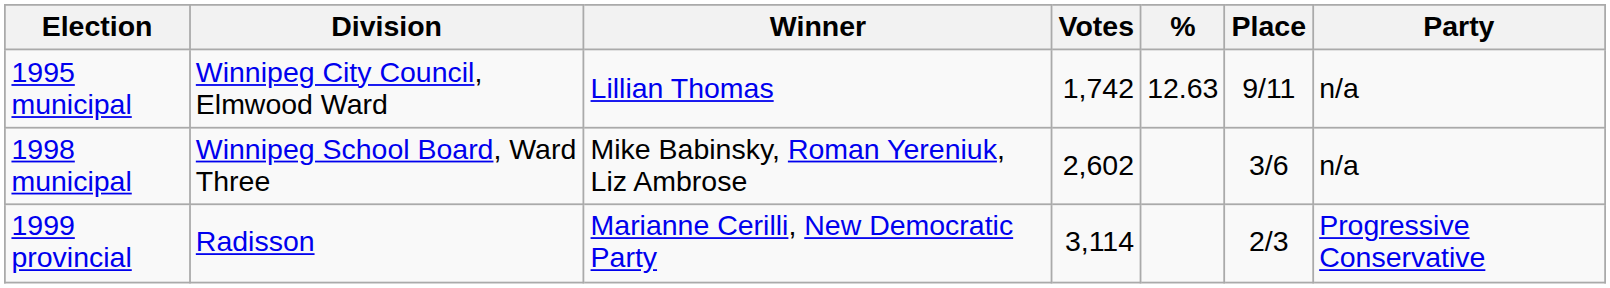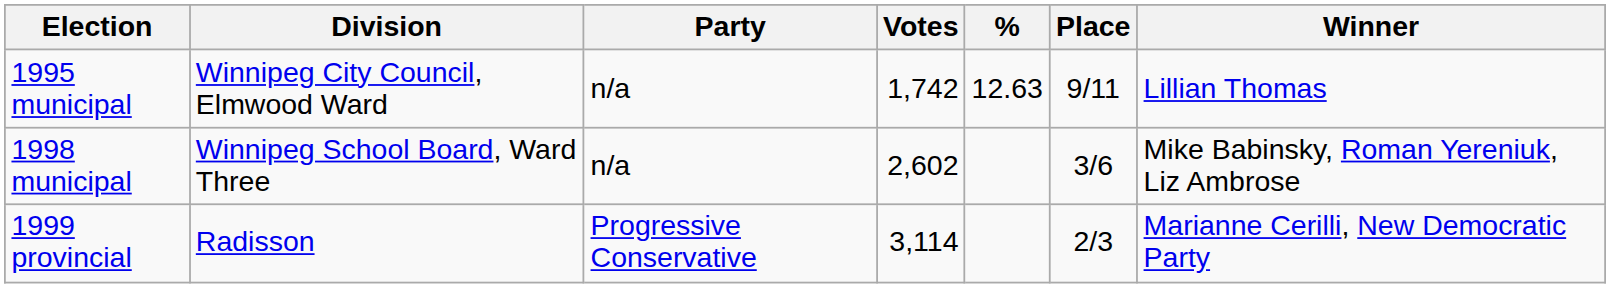columns swapped: (1459, 27) <-> (818, 27)
